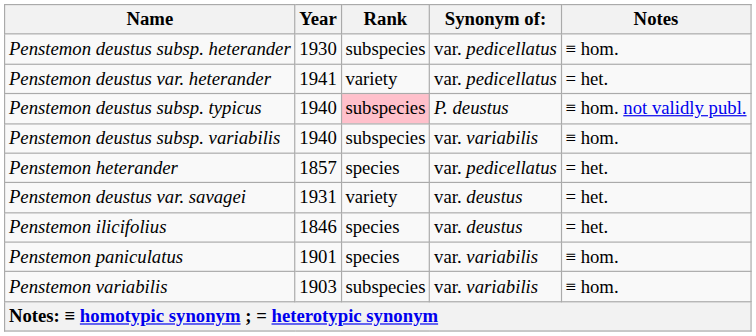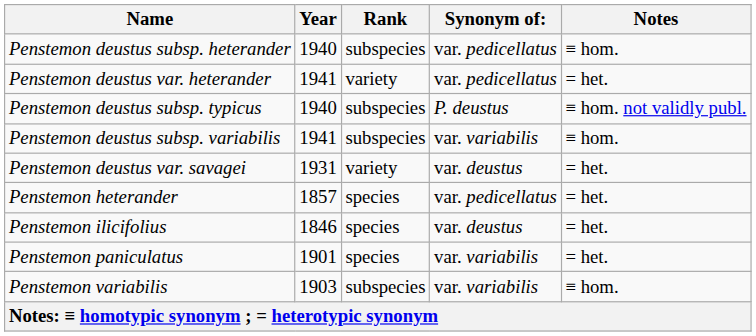(318, 49) 1930 -> (318, 49) 1940
(385, 108) pink background -> (385, 108) no background
(318, 138) 1940 -> (318, 138) 1941
rows swapped: (127, 197) <-> (93, 167)
(592, 256) ≡ hom. -> (587, 256) = het.
